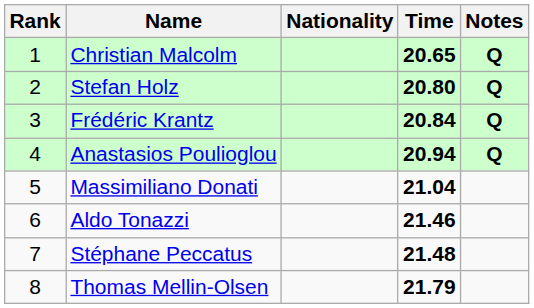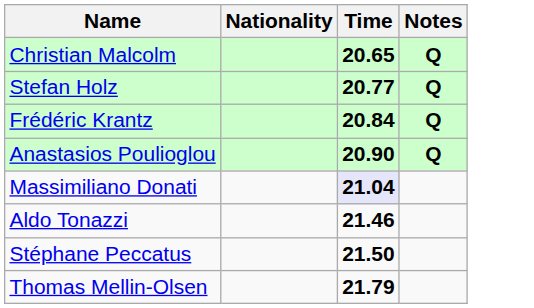- column: (35, 21)
(429, 87) 20.80 -> (368, 87) 20.77
(429, 154) 20.94 -> (368, 154) 20.90
(429, 187) no background -> (368, 187) lavender background
(429, 253) 21.48 -> (368, 253) 21.50
